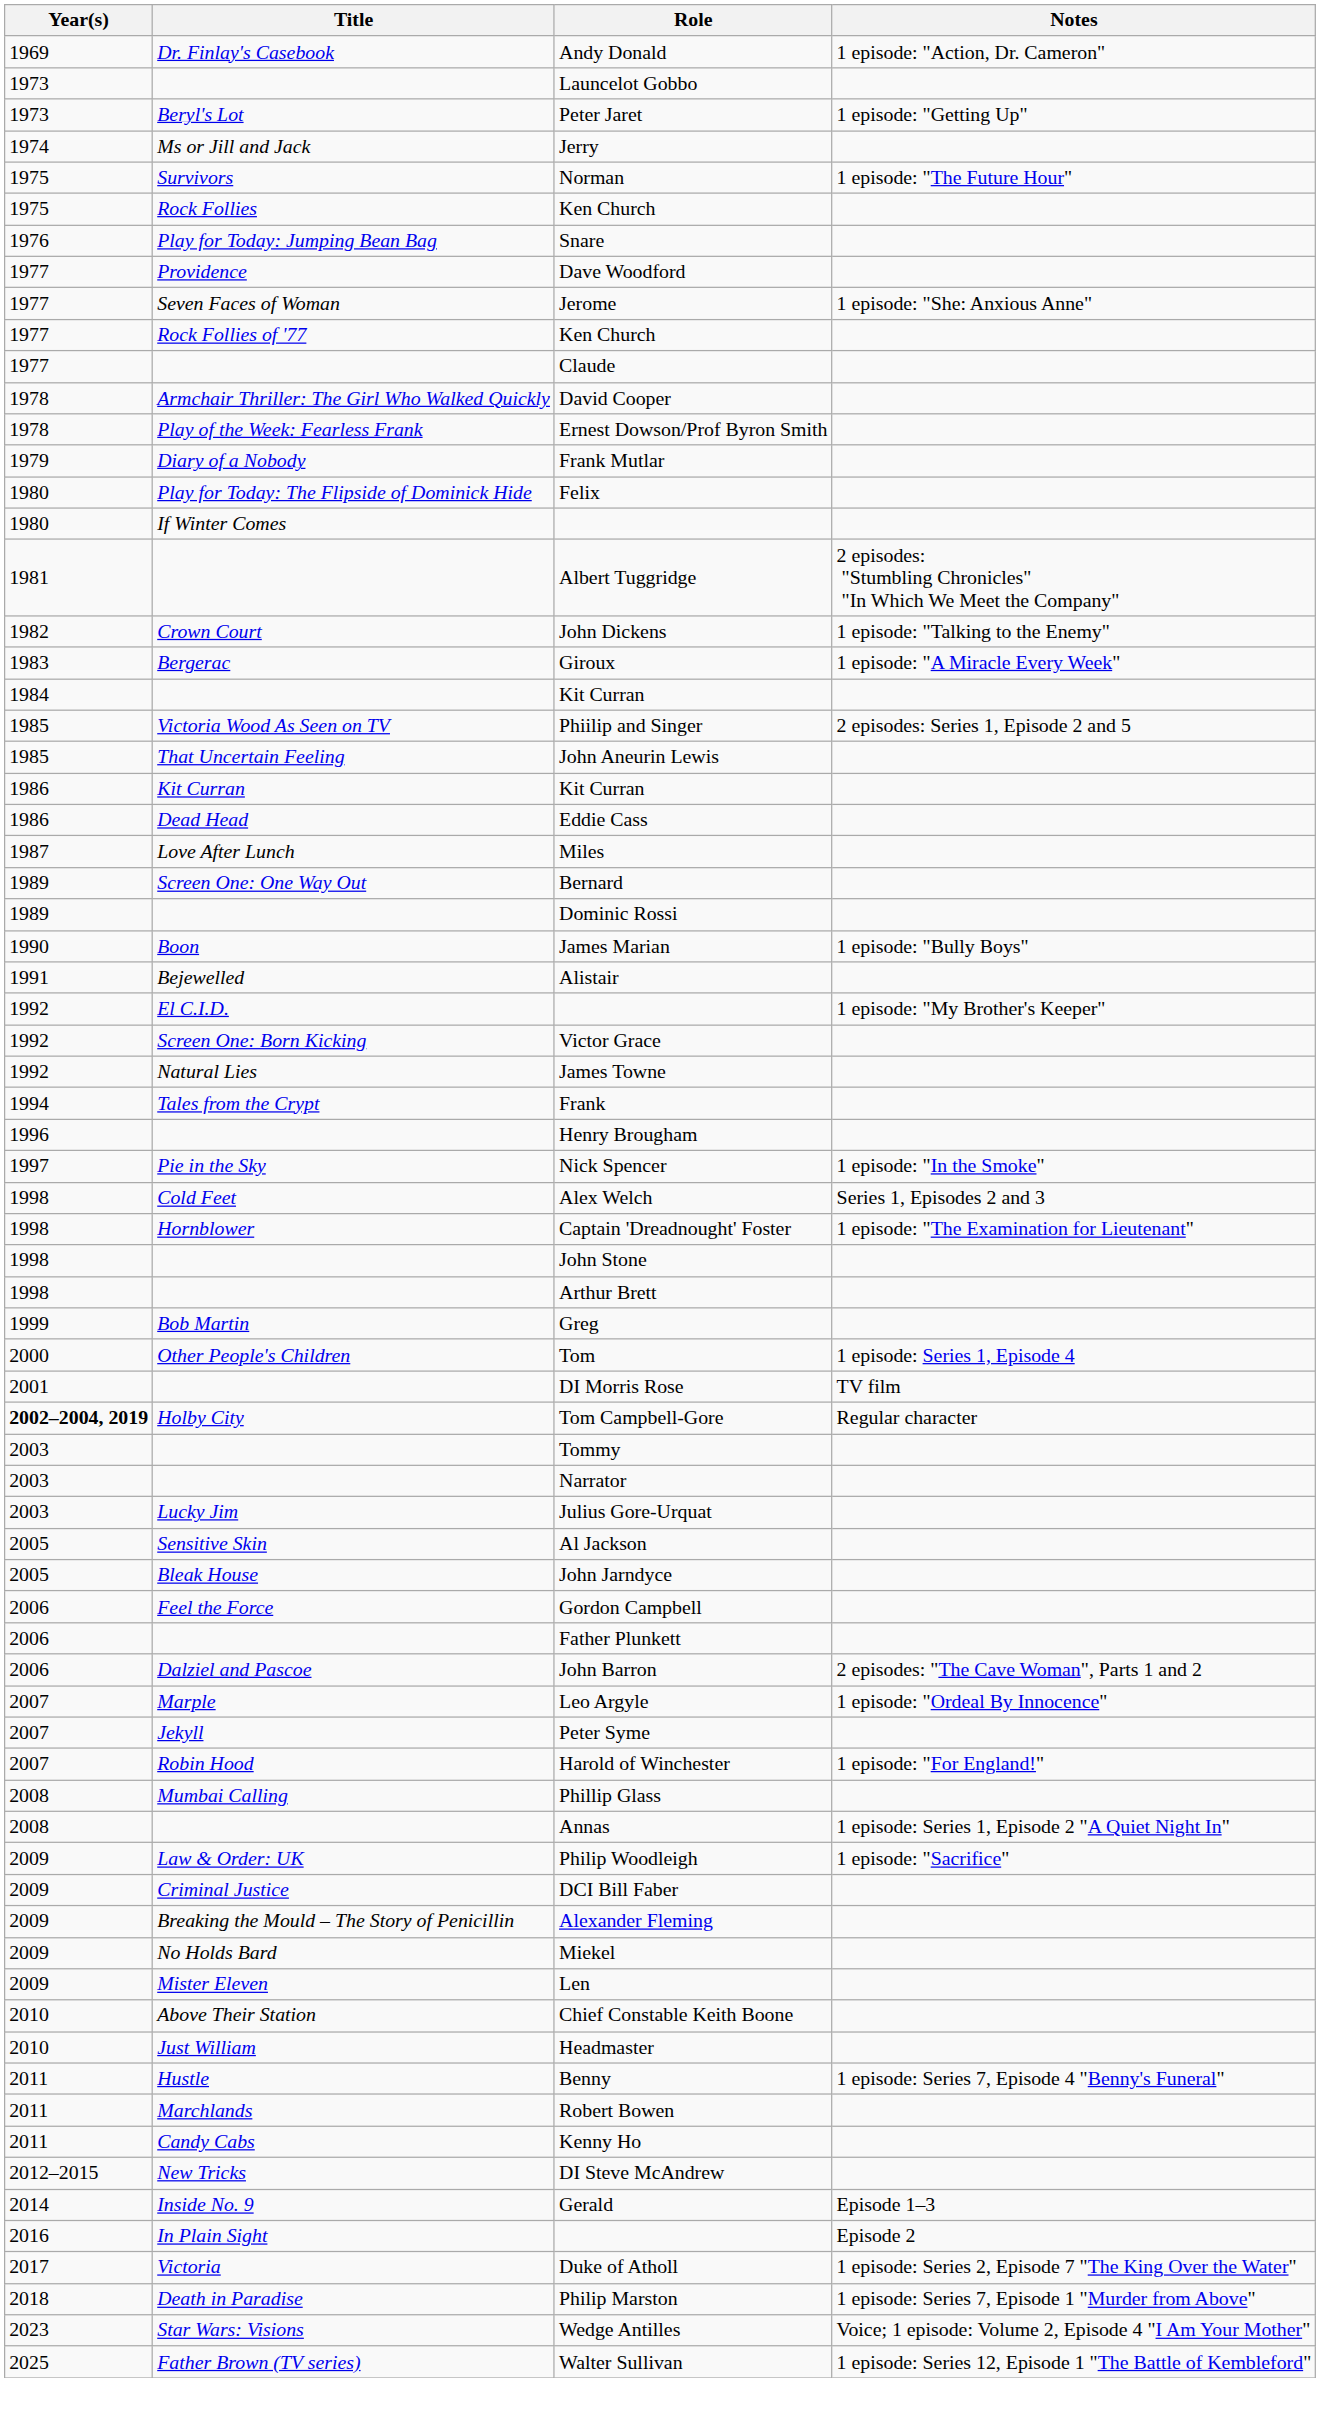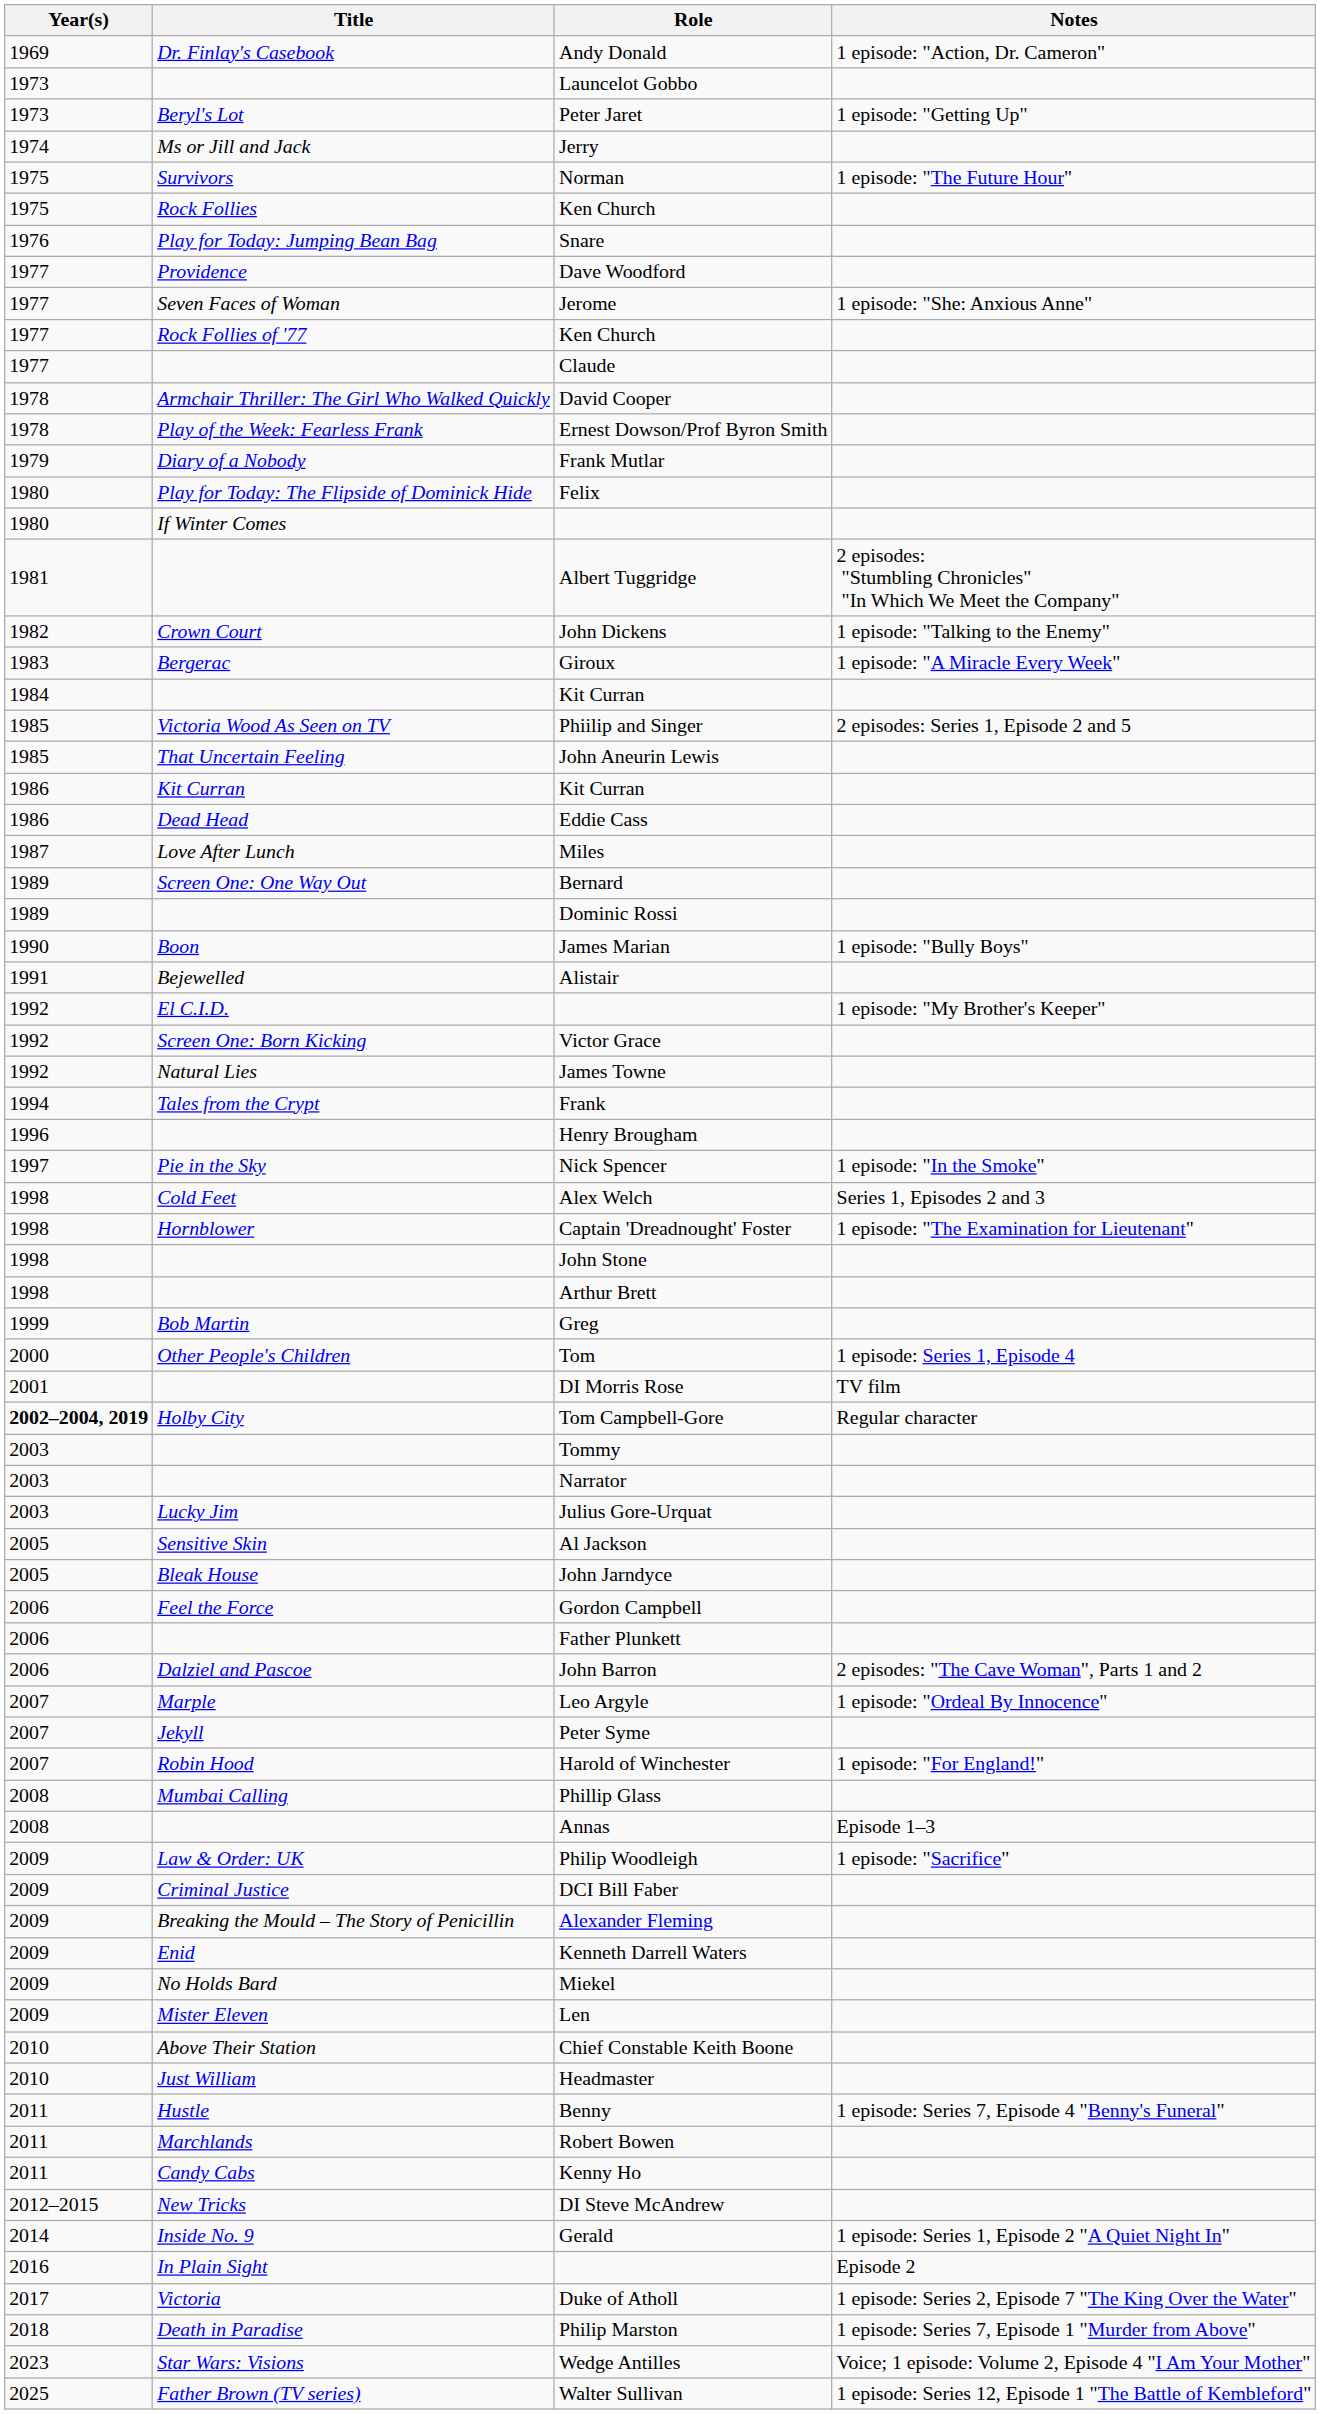(1033, 1826) 1 episode: Series 1, Episode 2 "A Quiet Night In" -> (886, 1826) Episode 1–3
+ row: (176, 1952)
(886, 2204) Episode 1–3 -> (1033, 2235) 1 episode: Series 1, Episode 2 "A Quiet Night In"
